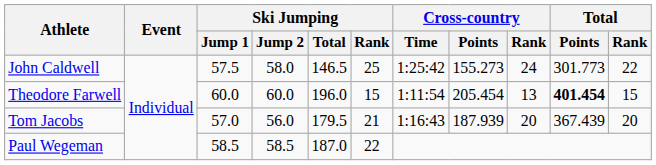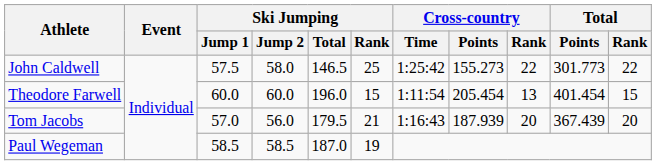(529, 68) 24 -> (529, 68) 22
(579, 94) bold -> (579, 94) normal
(372, 147) 22 -> (372, 147) 19
